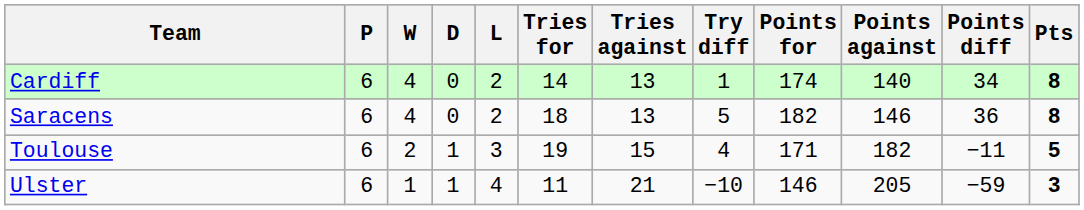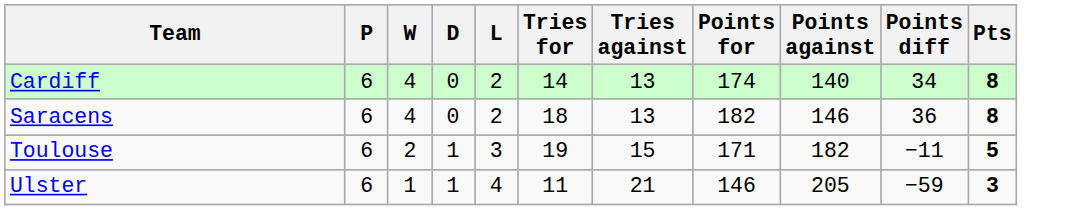- column: (724, 35)
